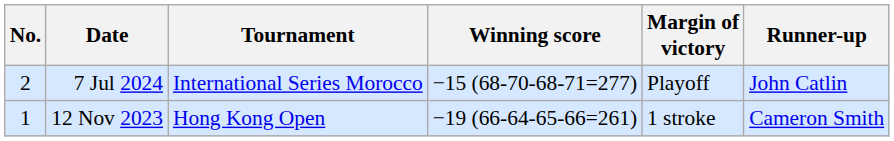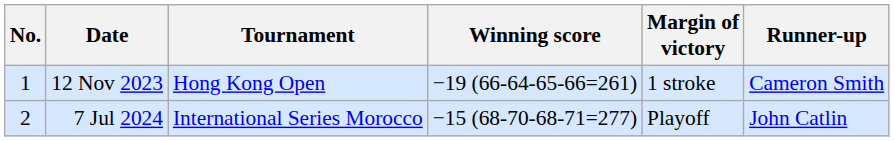rows swapped: (107, 118) <-> (118, 83)
